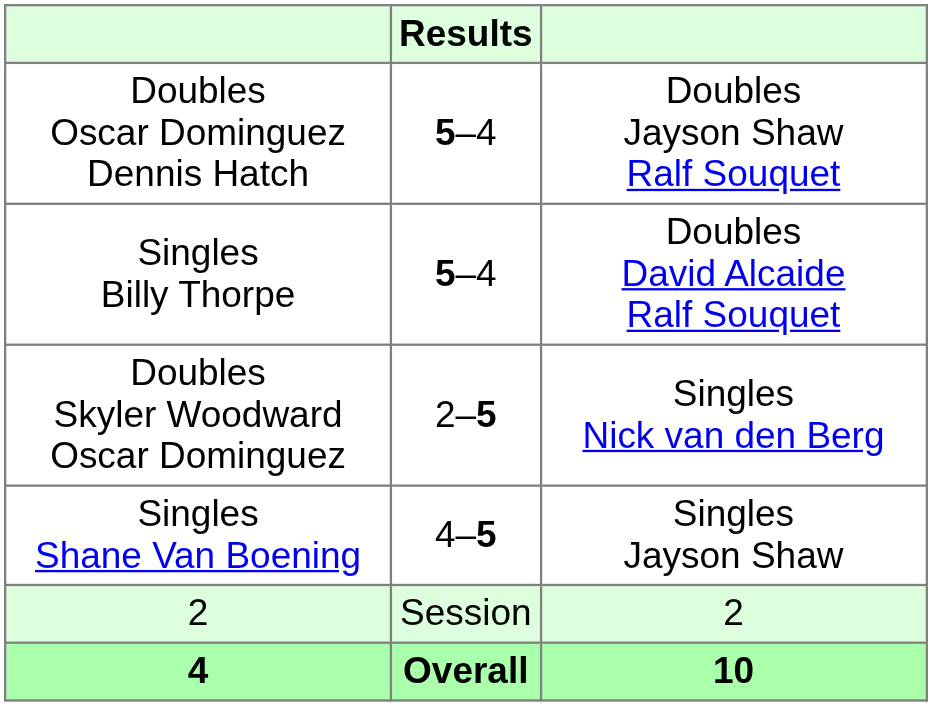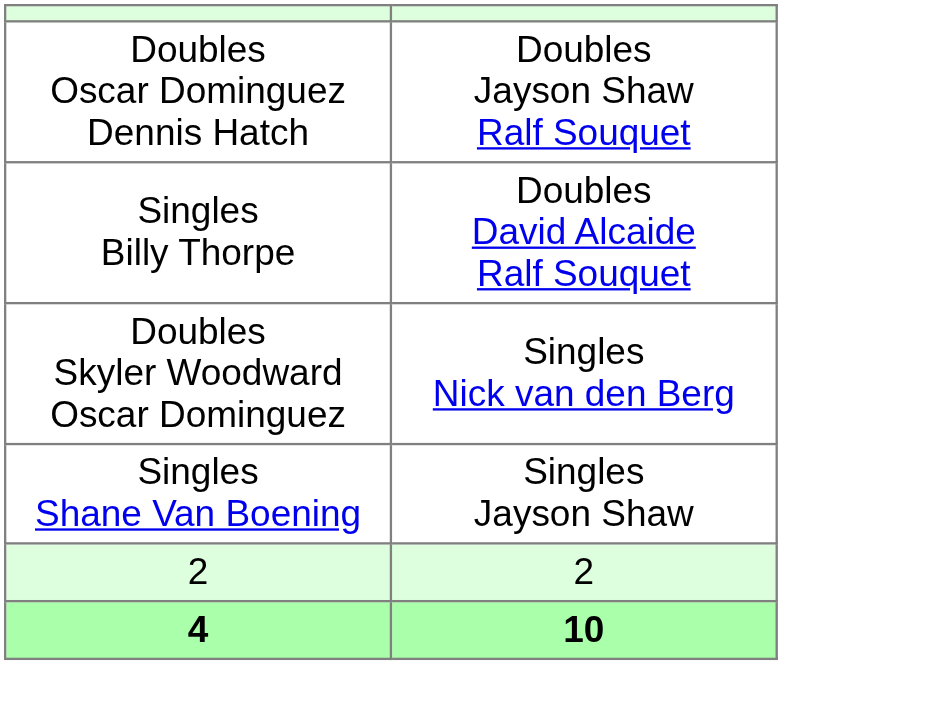- column: (466, 33)
